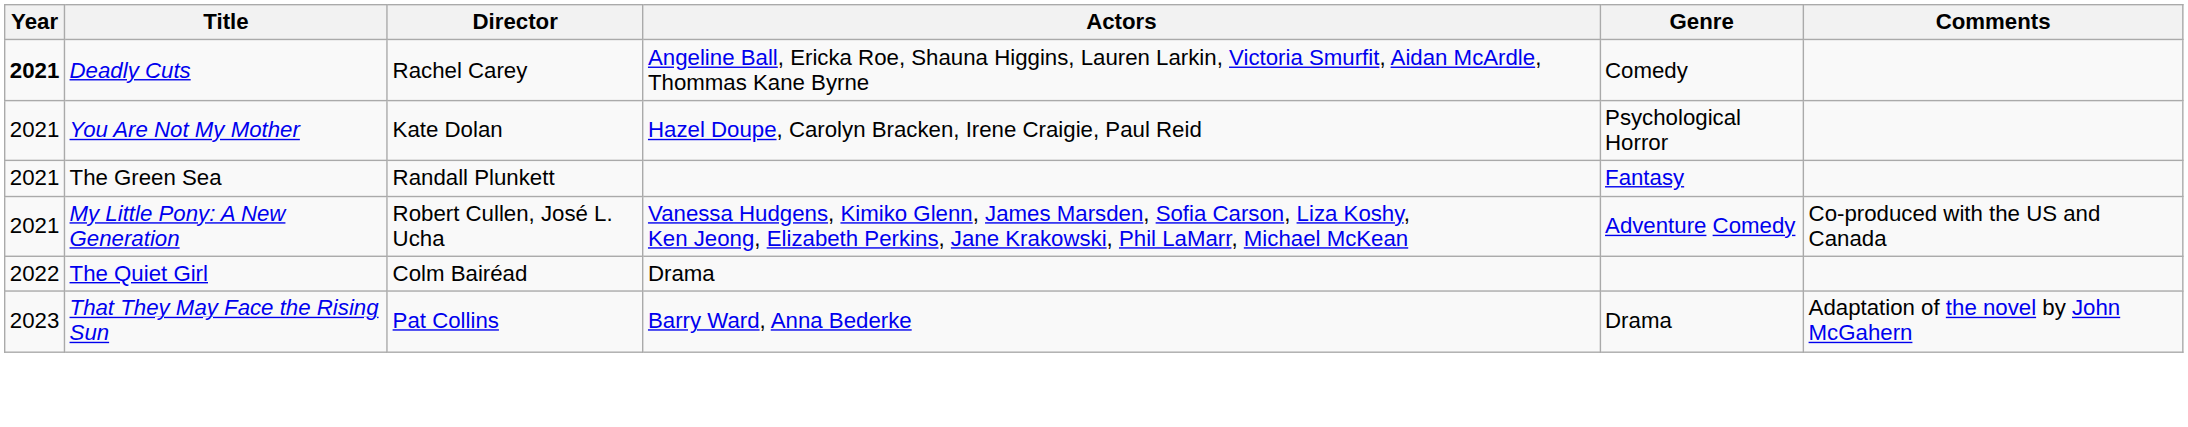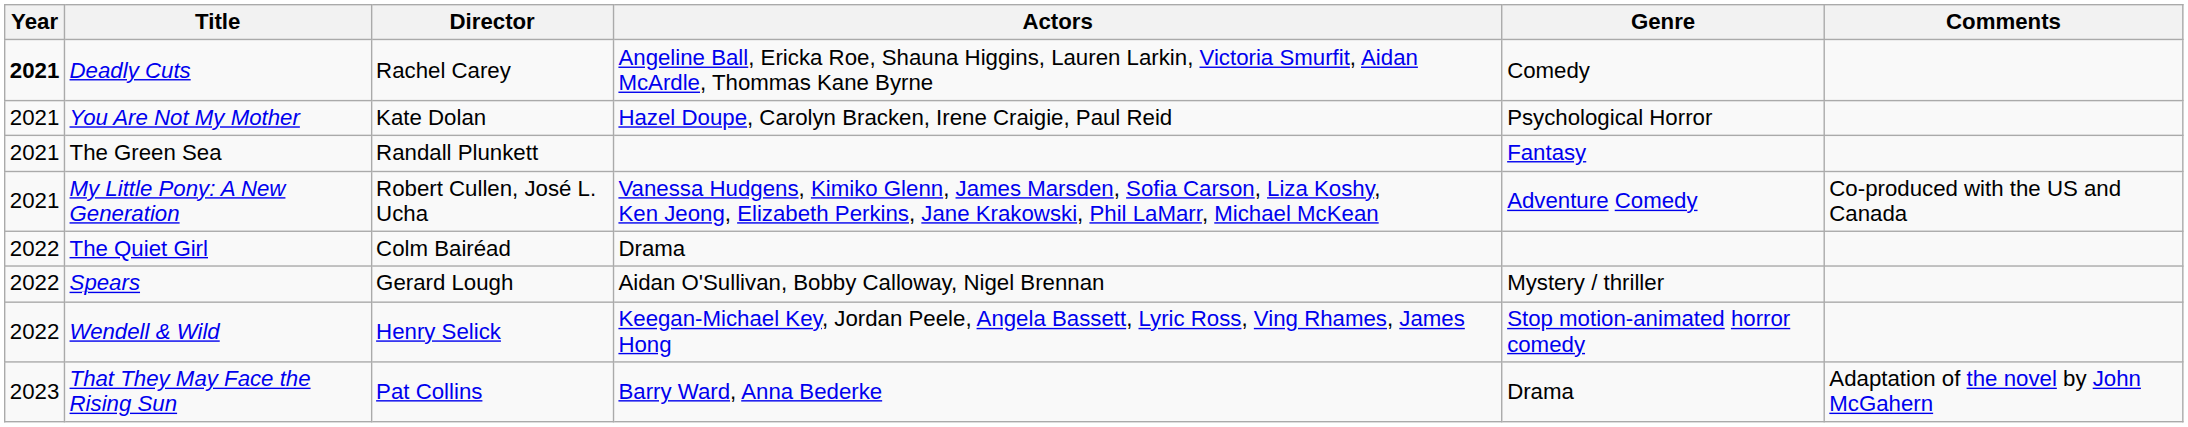+ row: (105, 283)
+ row: (145, 331)
